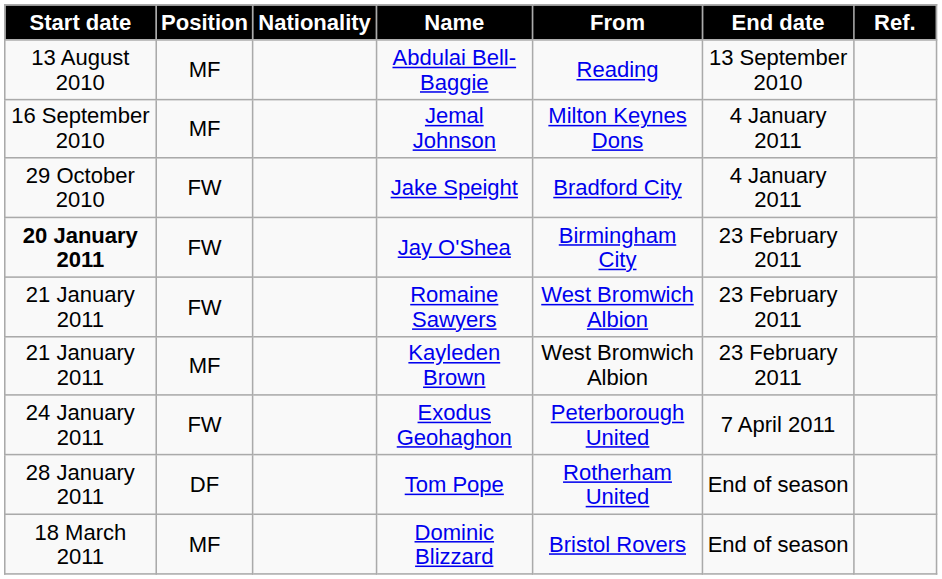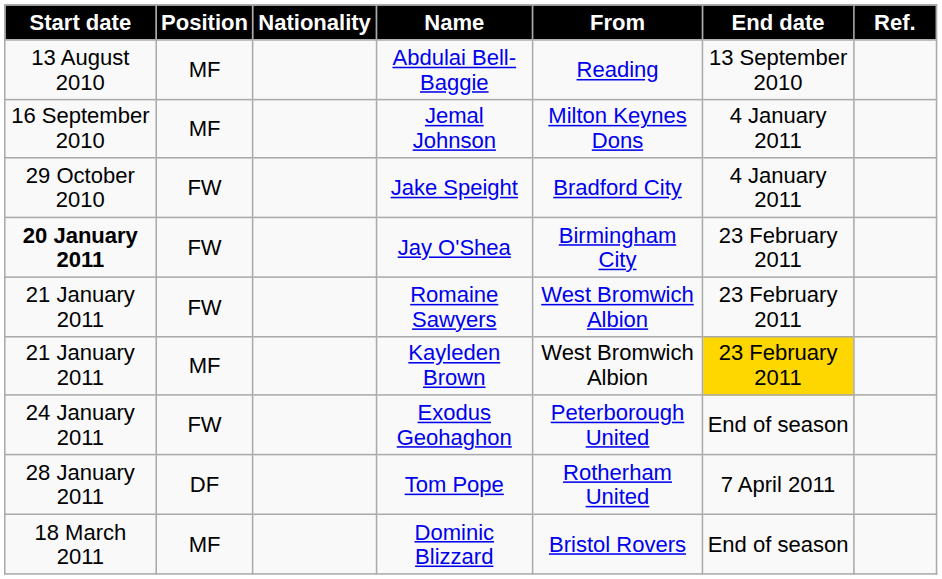(778, 366) no background -> (778, 366) gold background
(778, 425) 7 April 2011 -> (778, 425) End of season
(778, 485) End of season -> (778, 485) 7 April 2011
